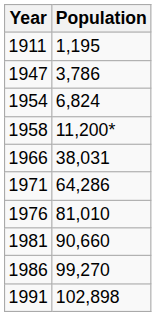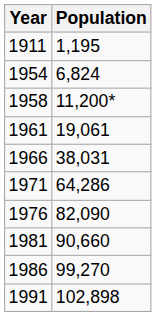- row: (28, 74)
+ row: (28, 130)
(83, 213) 81,010 -> (83, 213) 82,090
